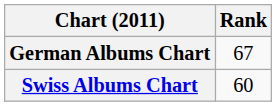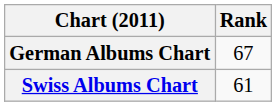(243, 85) 60 -> (243, 85) 61
